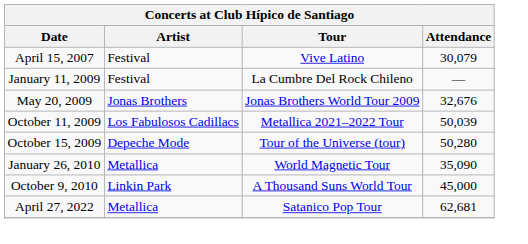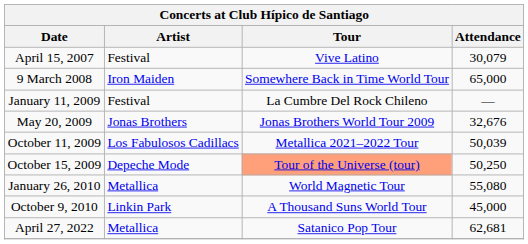+ row: (54, 79)
(332, 143) no background -> (347, 164) lightsalmon background
(458, 143) 50,280 -> (488, 164) 50,250
(458, 164) 35,090 -> (488, 185) 55,080
